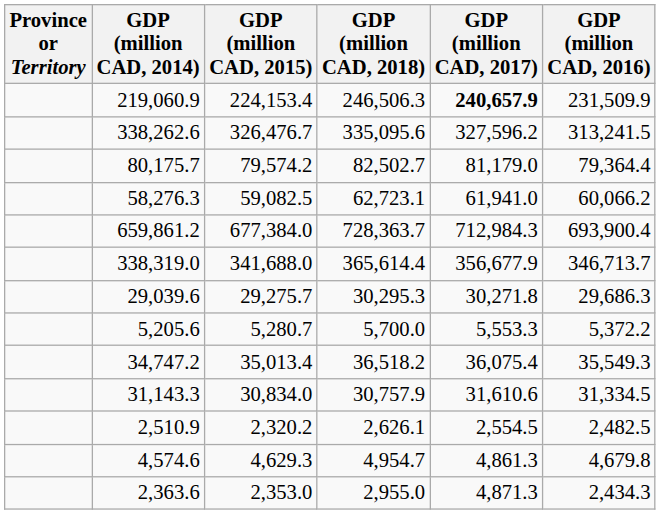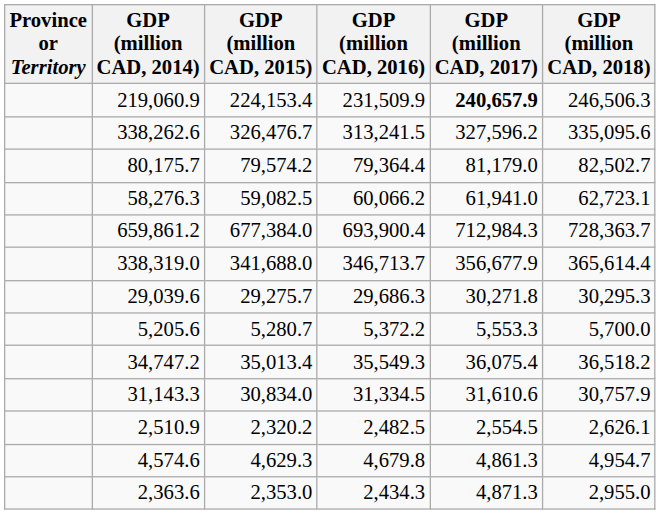columns swapped: (599, 44) <-> (374, 44)
